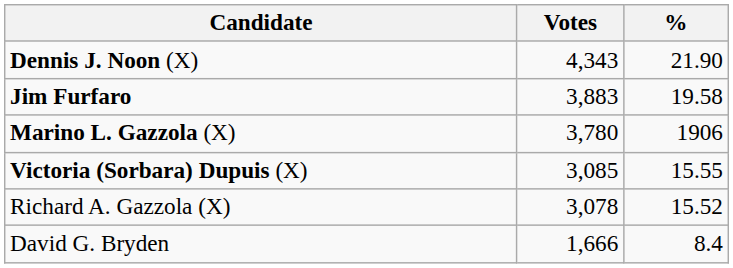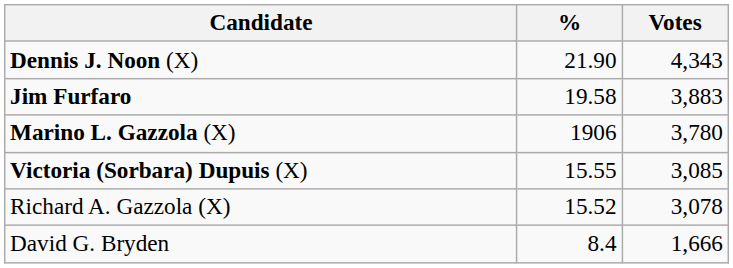columns swapped: (570, 22) <-> (676, 22)
